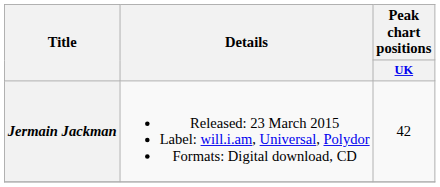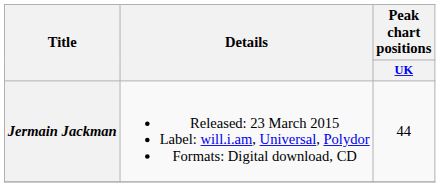(404, 131) 42 -> (404, 131) 44
